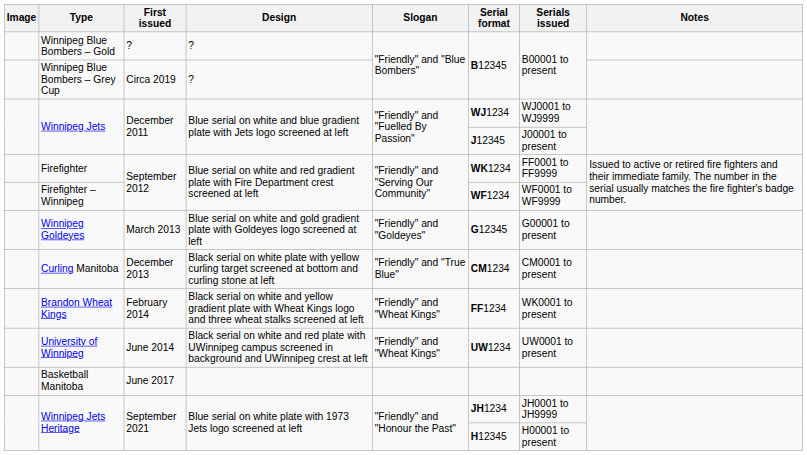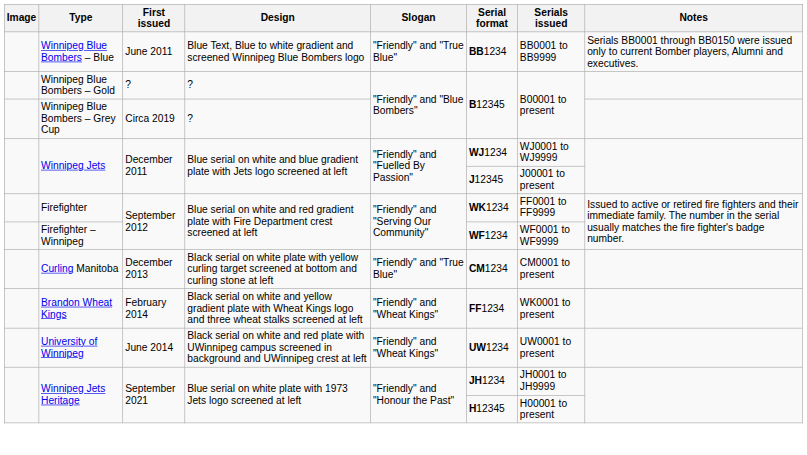+ row: (77, 51)
- row: (63, 229)
- row: (65, 381)
